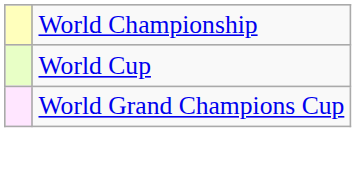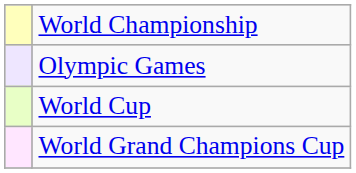+ row: (122, 65)
